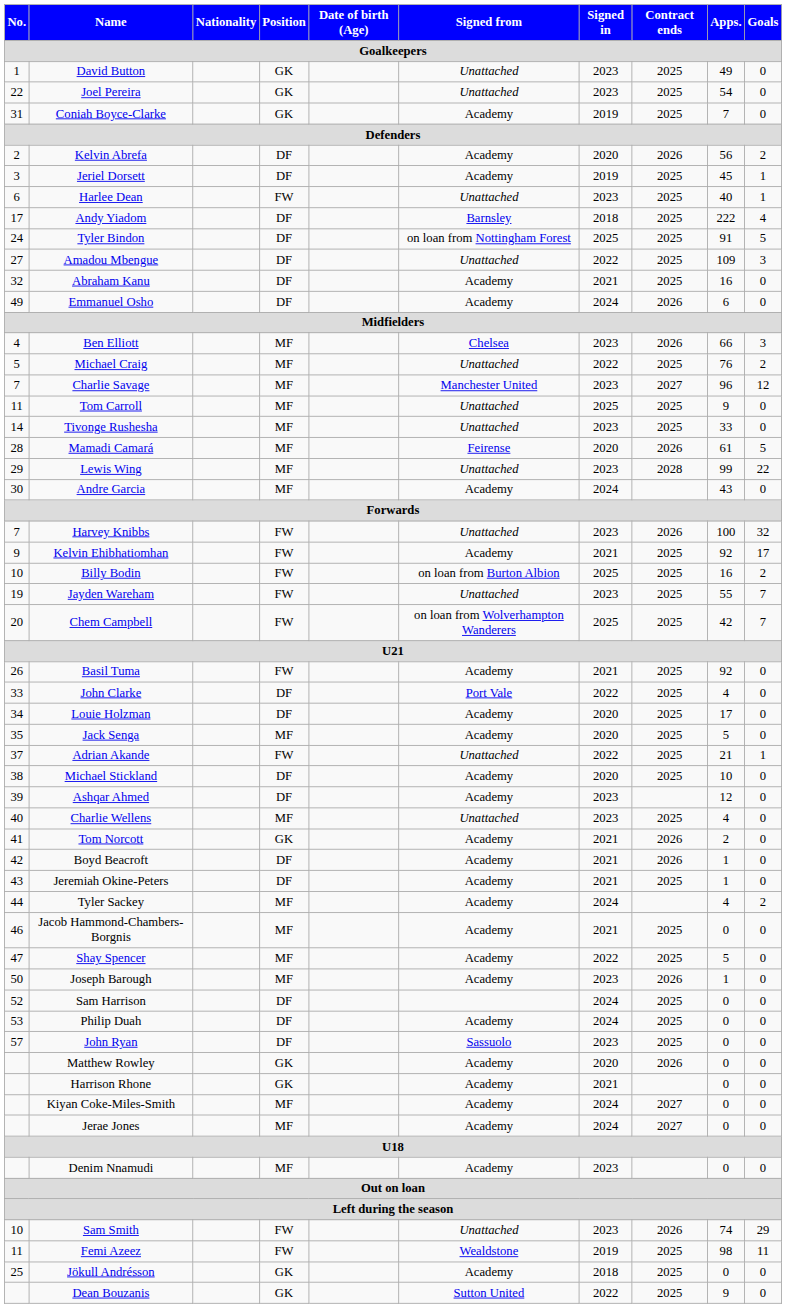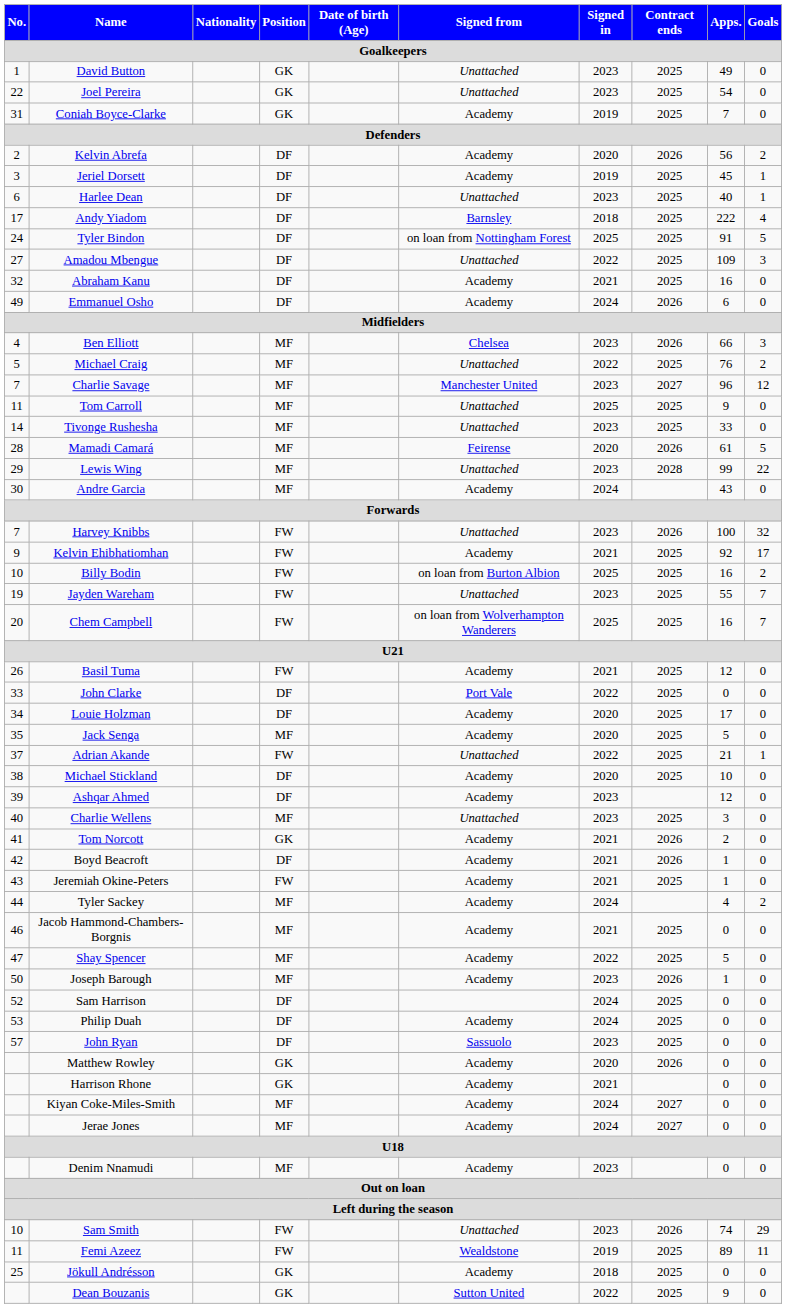(284, 197) FW -> (284, 197) DF
(726, 622) 42 -> (726, 622) 16
(726, 672) 92 -> (726, 672) 12
(726, 693) 4 -> (726, 693) 0
(726, 818) 4 -> (726, 818) 3
(284, 881) DF -> (284, 881) FW
(726, 1251) 98 -> (726, 1251) 89
